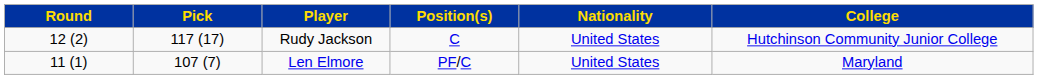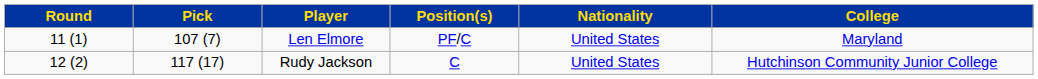rows swapped: (326, 62) <-> (326, 39)
